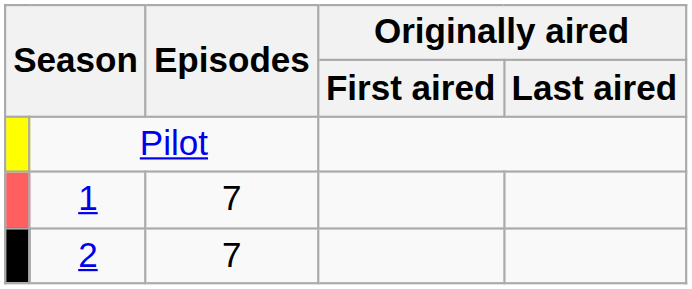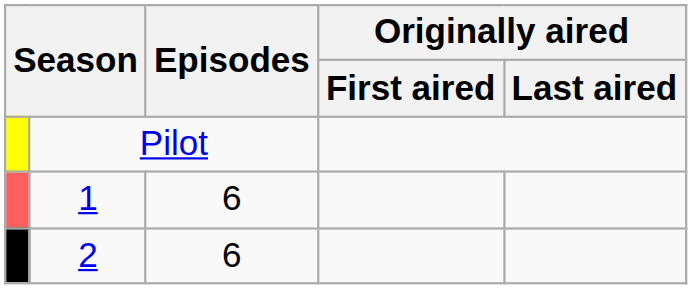(232, 198) 7 -> (232, 198) 6
(232, 254) 7 -> (232, 254) 6
